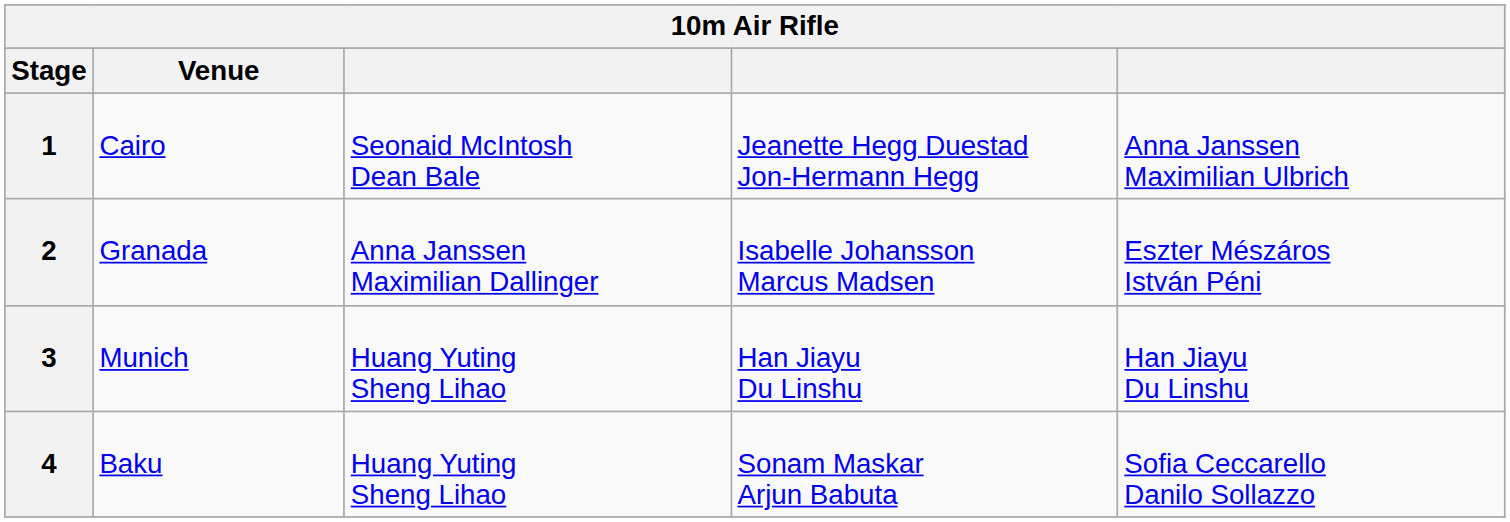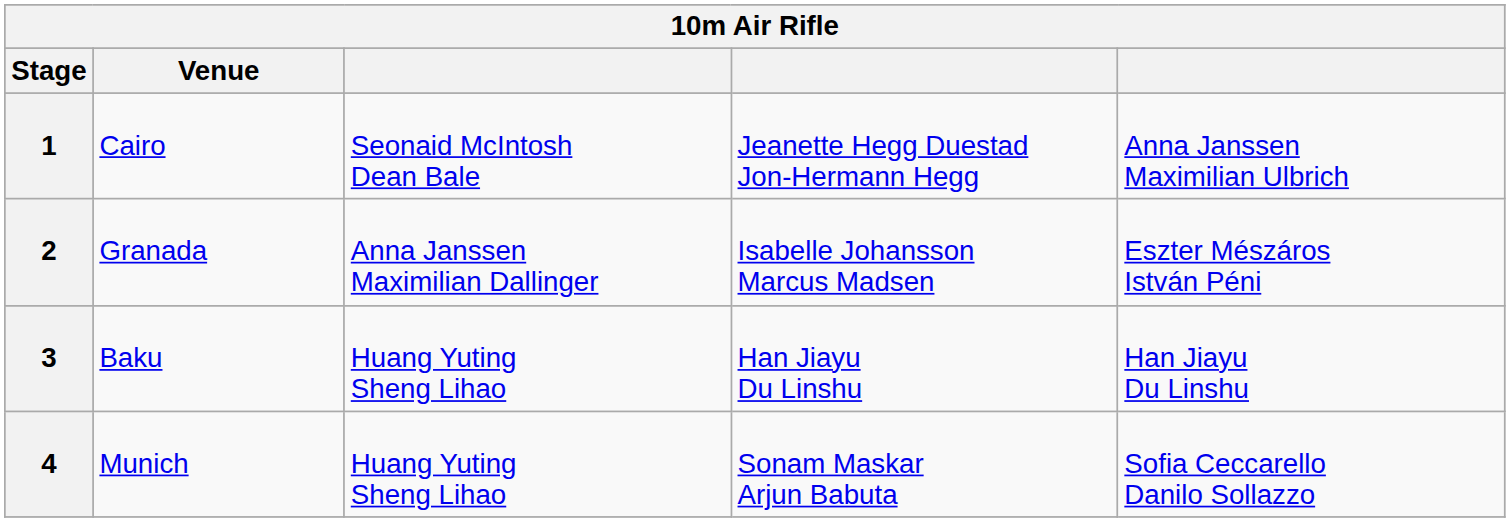(144, 357) Munich -> (131, 357) Baku
(131, 463) Baku -> (144, 463) Munich
